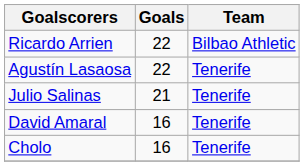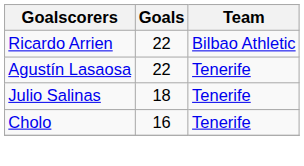(162, 95) 21 -> (162, 95) 18
- row: (57, 122)
